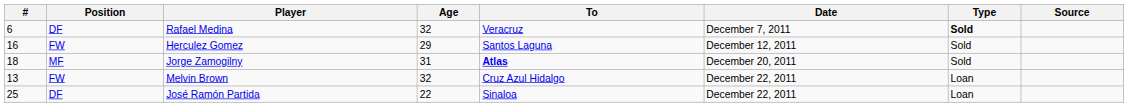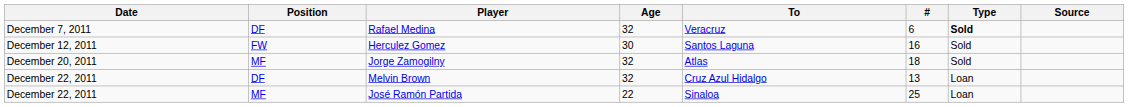columns swapped: (25, 13) <-> (826, 13)
(425, 45) 29 -> (628, 45) 30
(425, 62) 31 -> (628, 62) 32
(495, 62) bold -> (696, 62) normal
(57, 78) FW -> (258, 78) DF
(56, 95) DF -> (258, 95) MF
